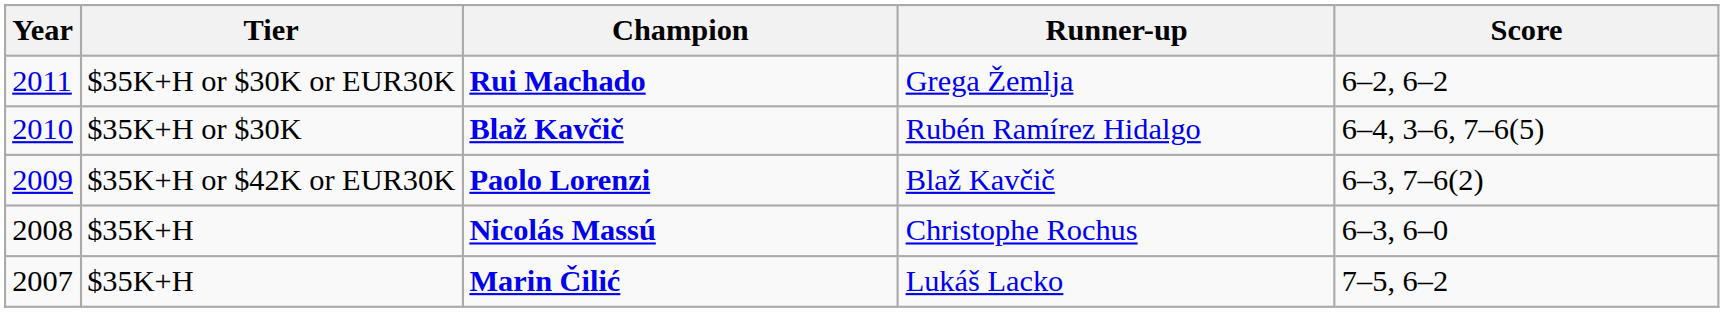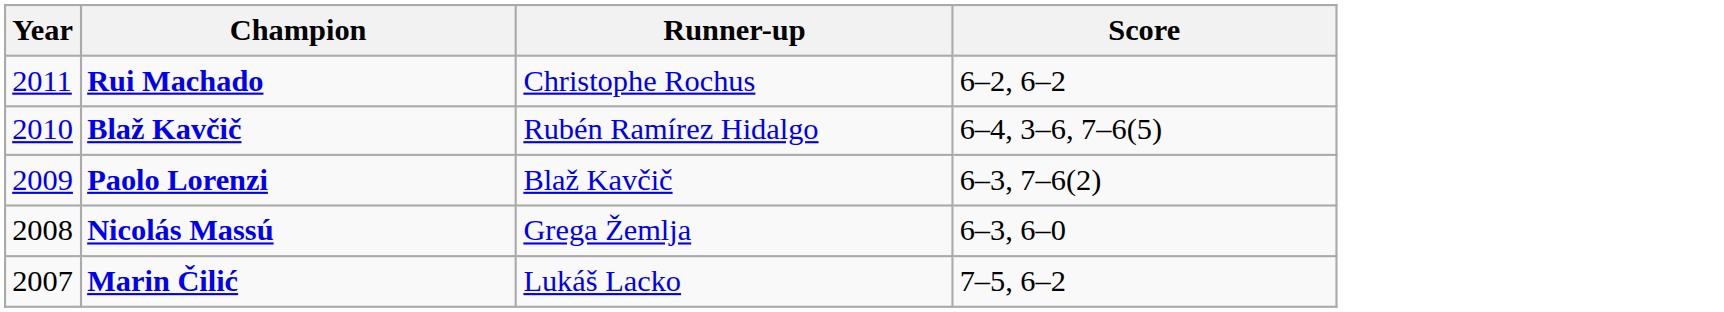- column: (271, 29)
(990, 80) Grega Žemlja -> (639, 80) Christophe Rochus
(1022, 230) Christophe Rochus -> (607, 230) Grega Žemlja
